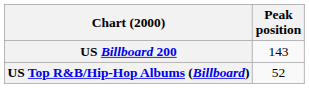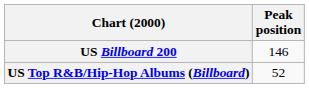(278, 51) 143 -> (278, 51) 146
